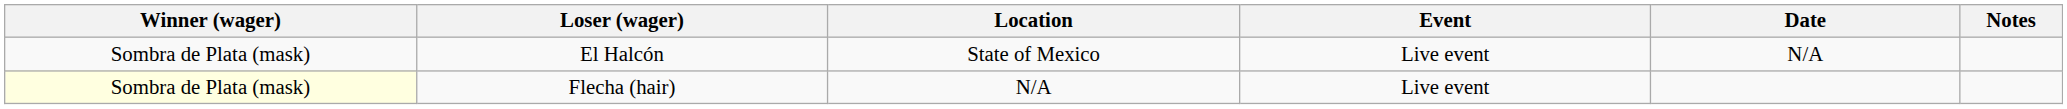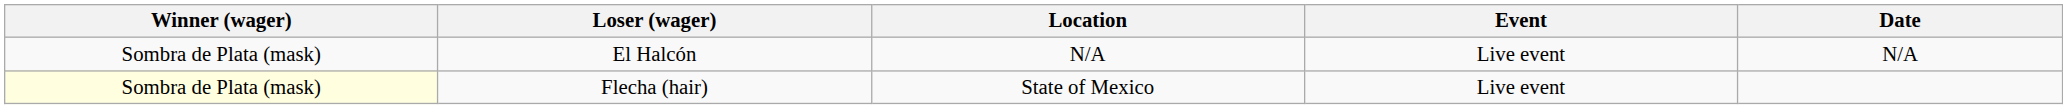- column: (2011, 20)
(1034, 53) State of Mexico -> (1088, 53) N/A
(1034, 86) N/A -> (1088, 86) State of Mexico
